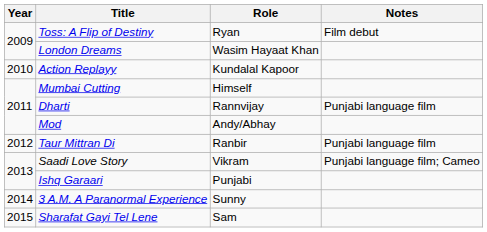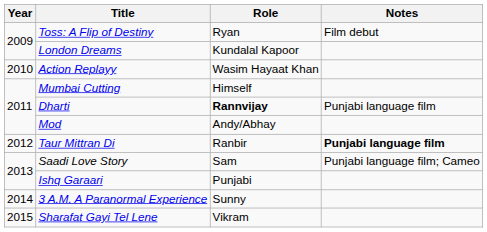(266, 50) Wasim Hayaat Khan -> (256, 50) Kundalal Kapoor
(256, 69) Kundalal Kapoor -> (266, 69) Wasim Hayaat Khan
(238, 106) normal -> (240, 106) bold
(380, 143) normal -> (384, 143) bold
(231, 161) Vikram -> (225, 161) Sam
(225, 217) Sam -> (231, 217) Vikram
